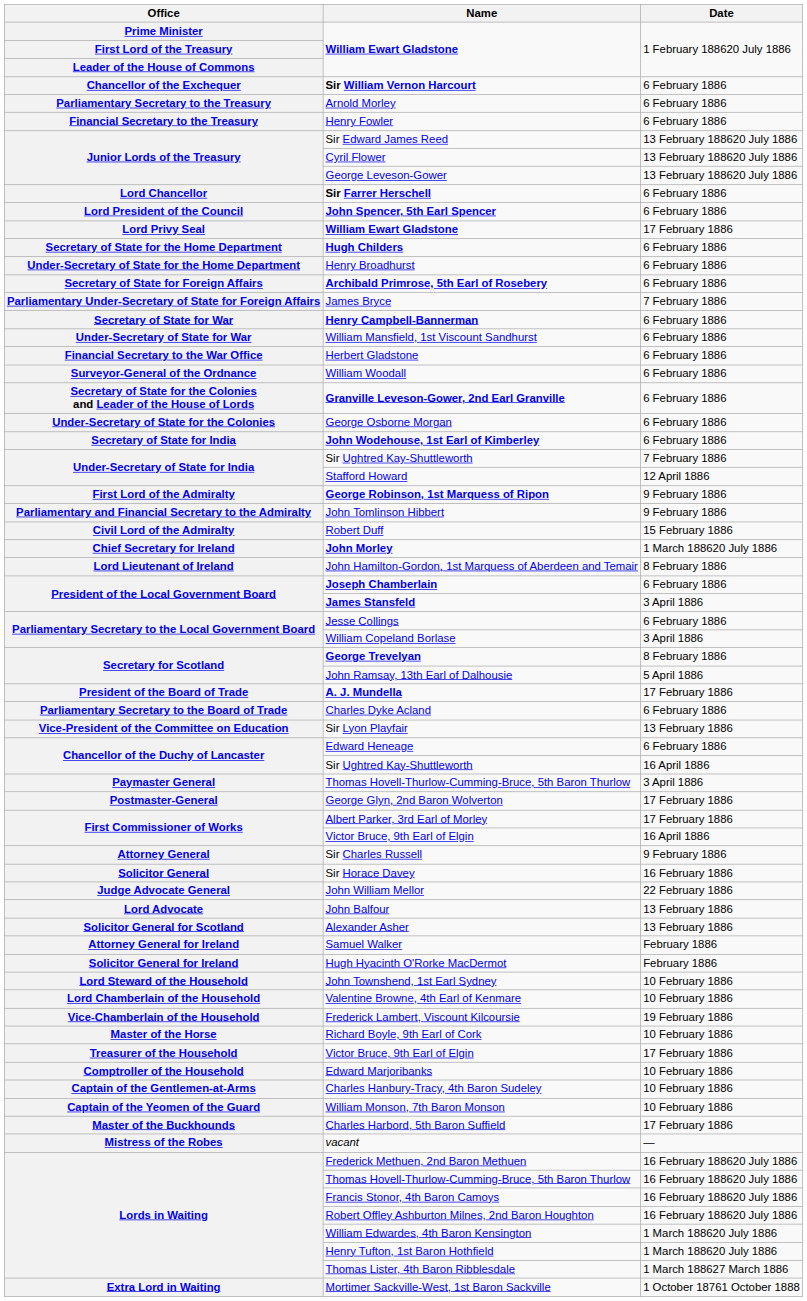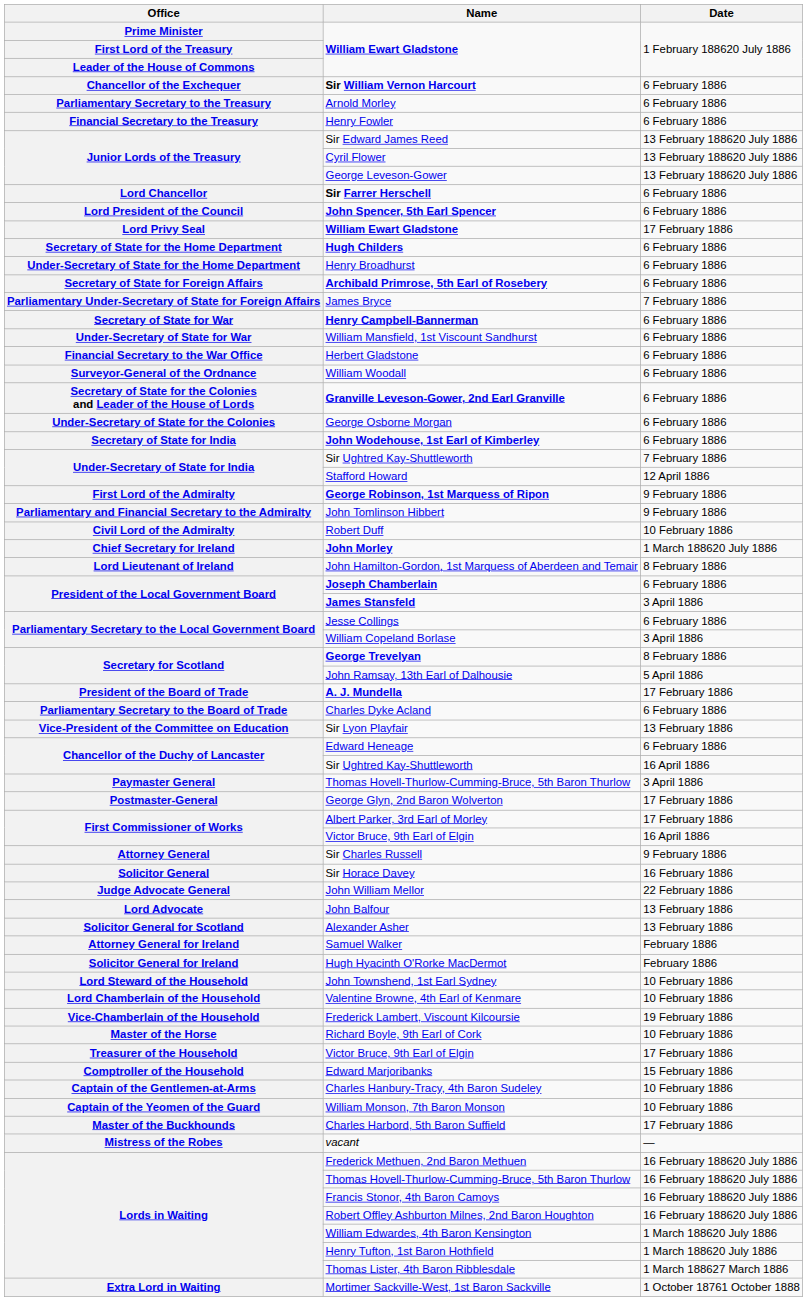(688, 530) 15 February 1886 -> (688, 530) 10 February 1886
(688, 1071) 10 February 1886 -> (688, 1071) 15 February 1886
